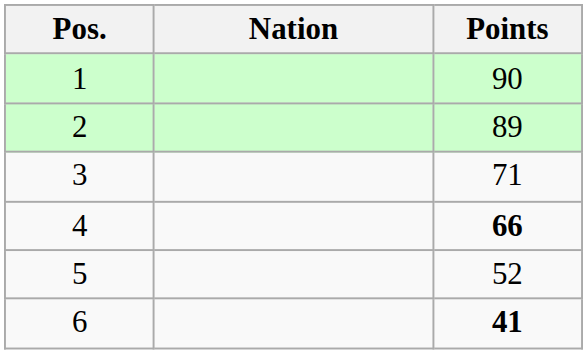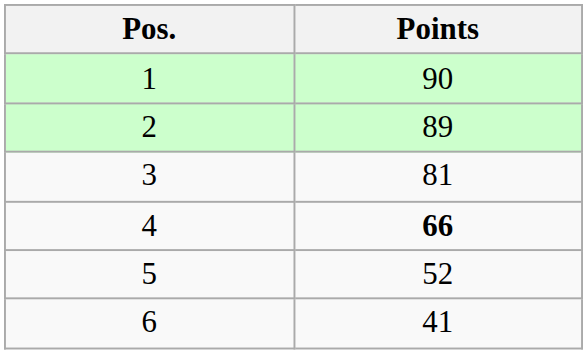- column: (293, 28)
(507, 175) 71 -> (438, 175) 81
(507, 322) bold -> (438, 322) normal
